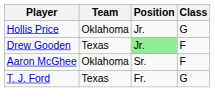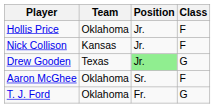(184, 29) G -> (183, 29) F
+ row: (37, 45)
(183, 45) F -> (184, 62) G
(95, 78) Texas -> (105, 95) Oklahoma
